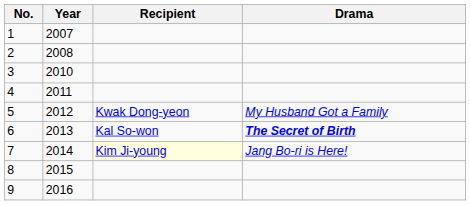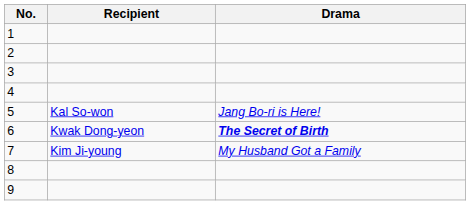- column: (68, 14)
(142, 111) Kwak Dong-yeon -> (82, 111) Kal So-won
(317, 111) My Husband Got a Family -> (269, 111) Jang Bo-ri is Here!
(127, 131) Kal So-won -> (97, 131) Kwak Dong-yeon
(131, 151) lightyellow background -> (86, 151) no background
(296, 151) Jang Bo-ri is Here! -> (290, 151) My Husband Got a Family
